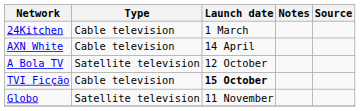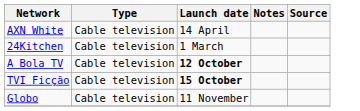rows swapped: (35, 30) <-> (35, 47)
(137, 64) Satellite television -> (125, 64) Cable television
(236, 64) normal -> (211, 64) bold
(137, 98) Satellite television -> (125, 98) Cable television
